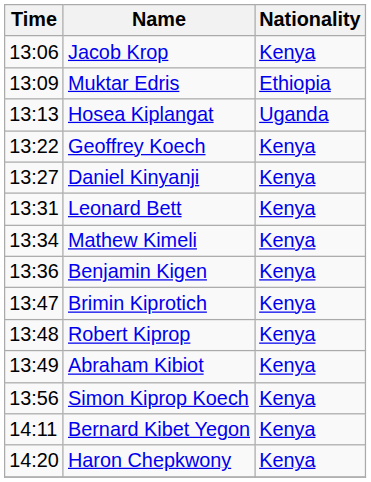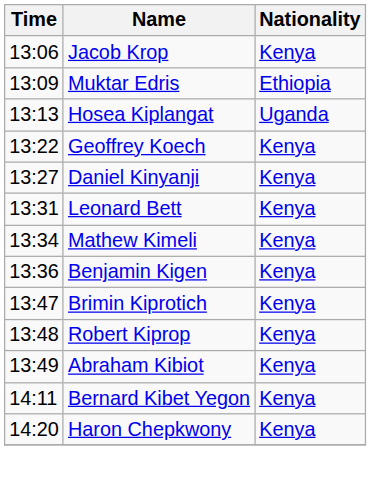- row: (158, 397)
